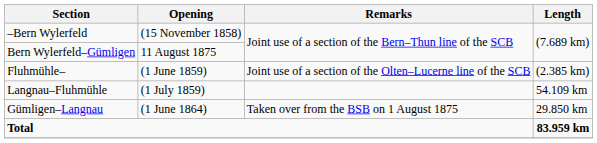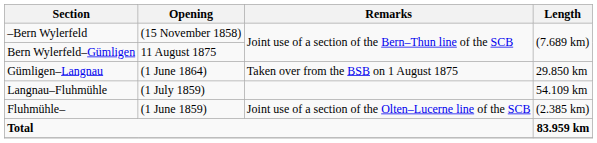rows swapped: (55, 109) <-> (36, 71)
